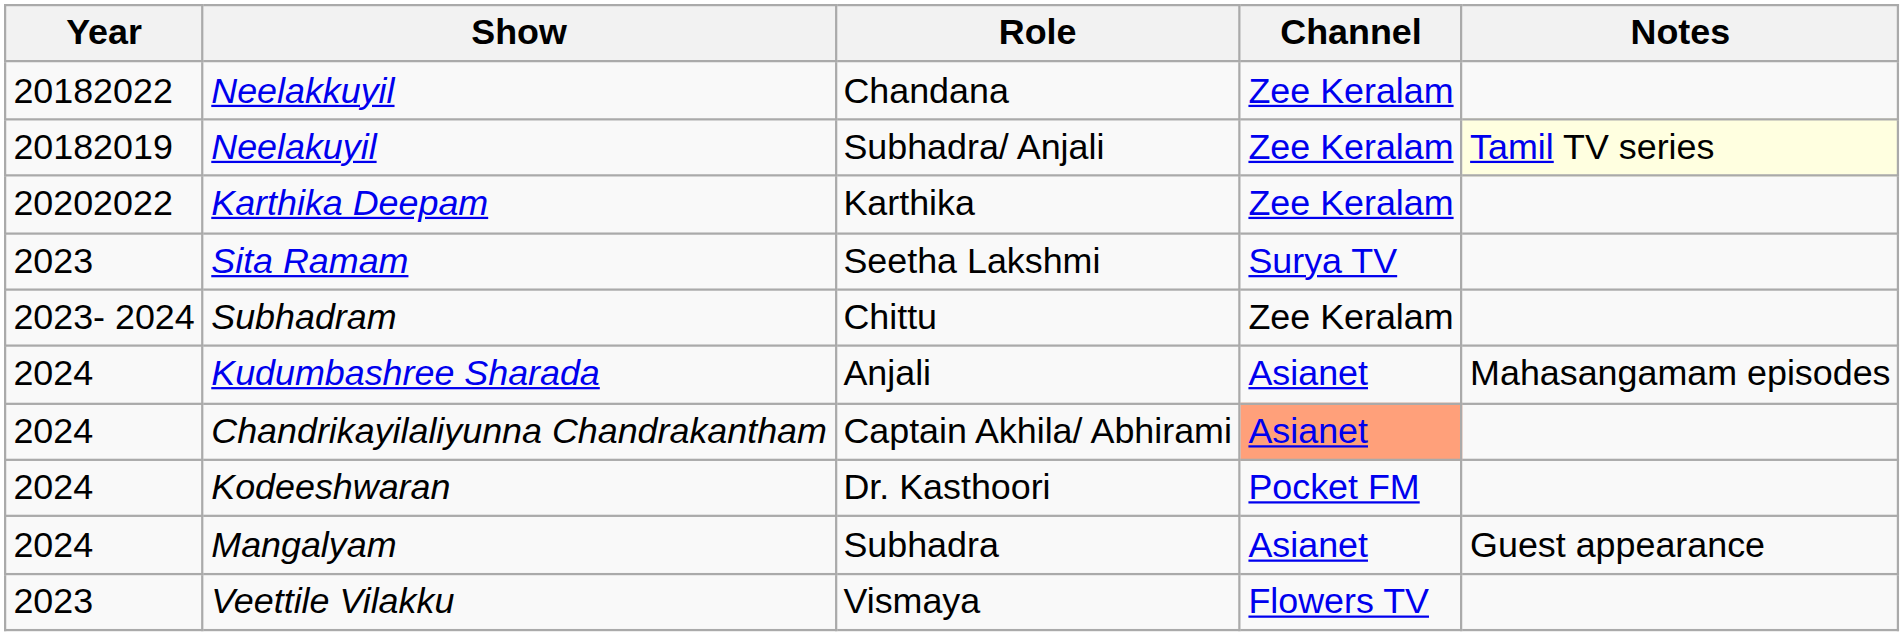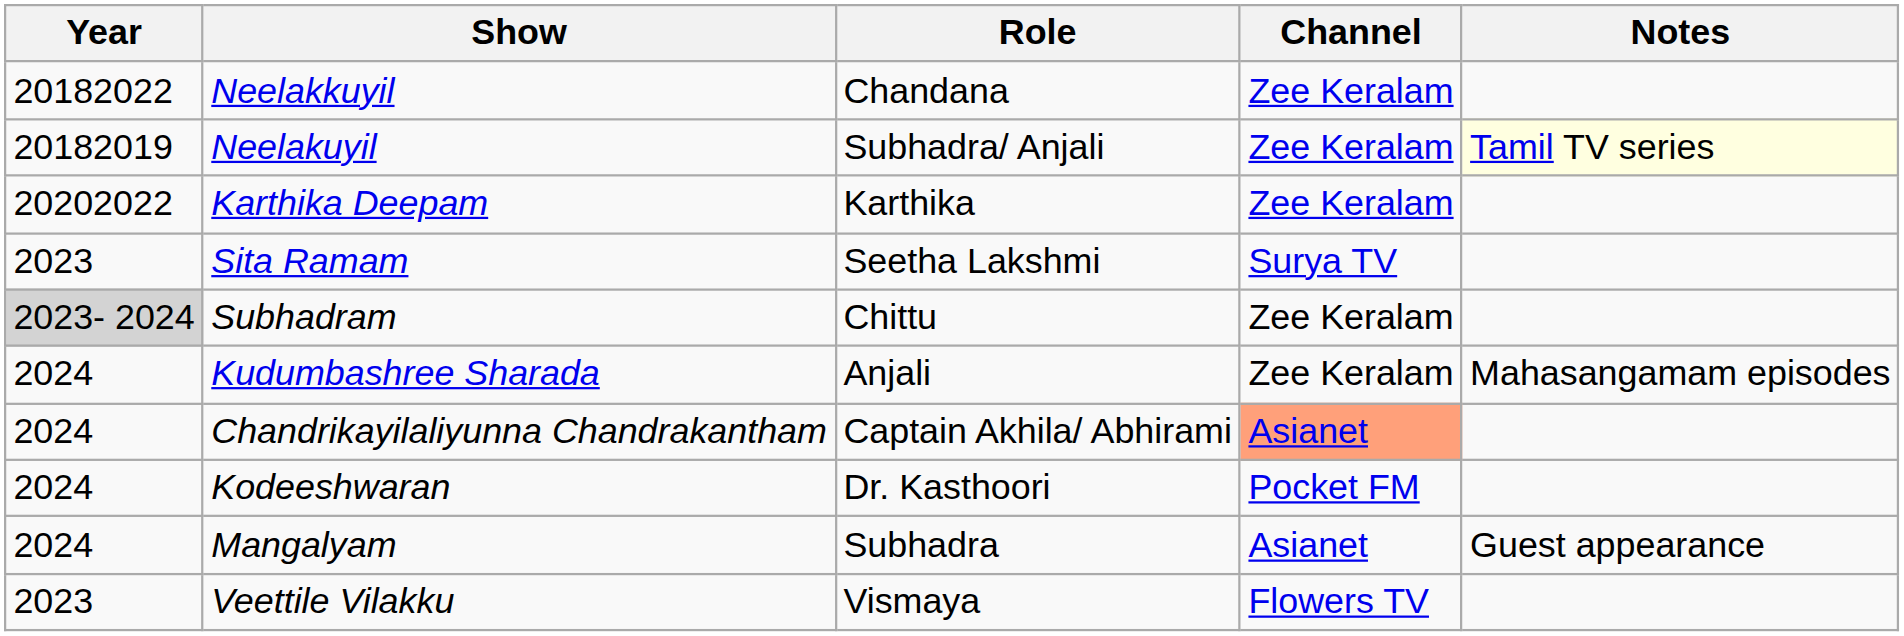(104, 317) no background -> (104, 317) lightgrey background
(1308, 373) Asianet -> (1351, 373) Zee Keralam
